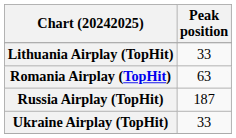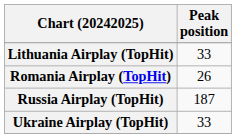(204, 76) 63 -> (204, 76) 26
